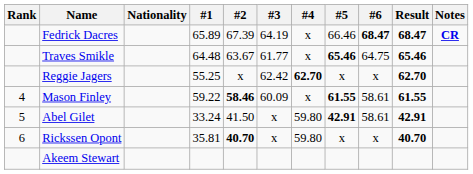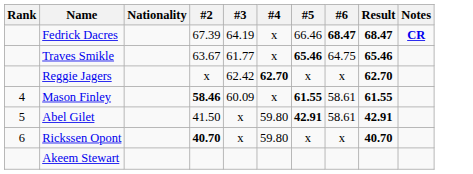- column: (207, 14)
